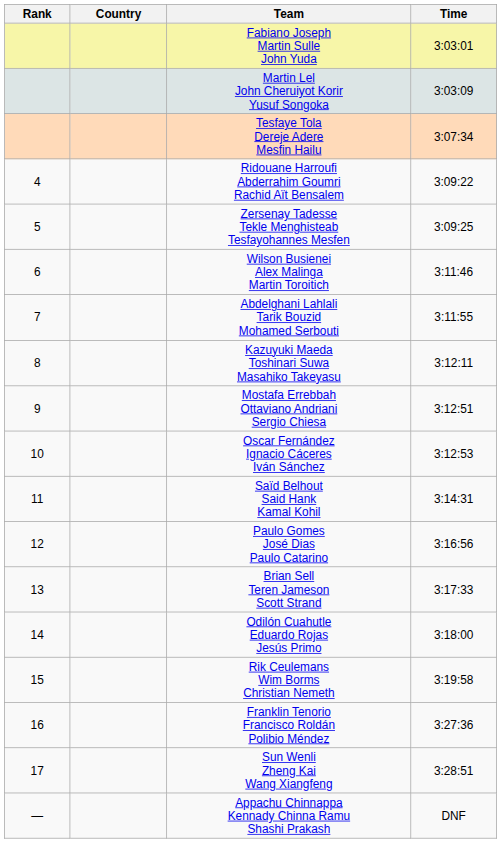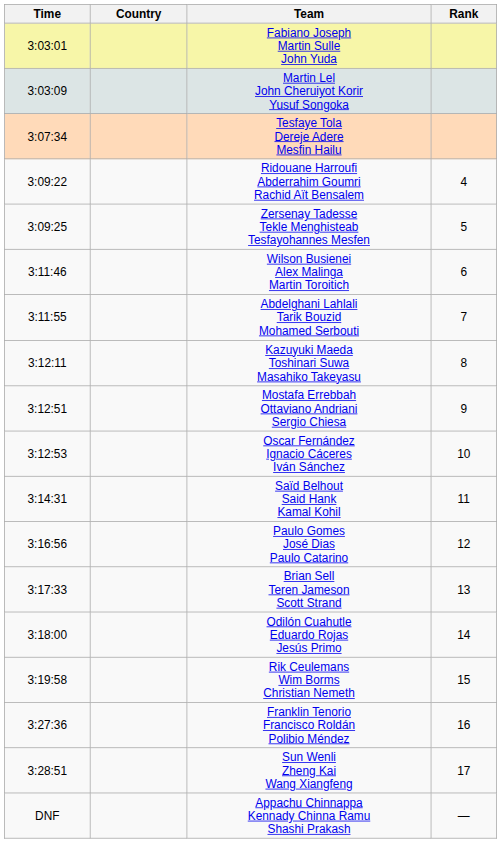columns swapped: (37, 14) <-> (454, 14)
